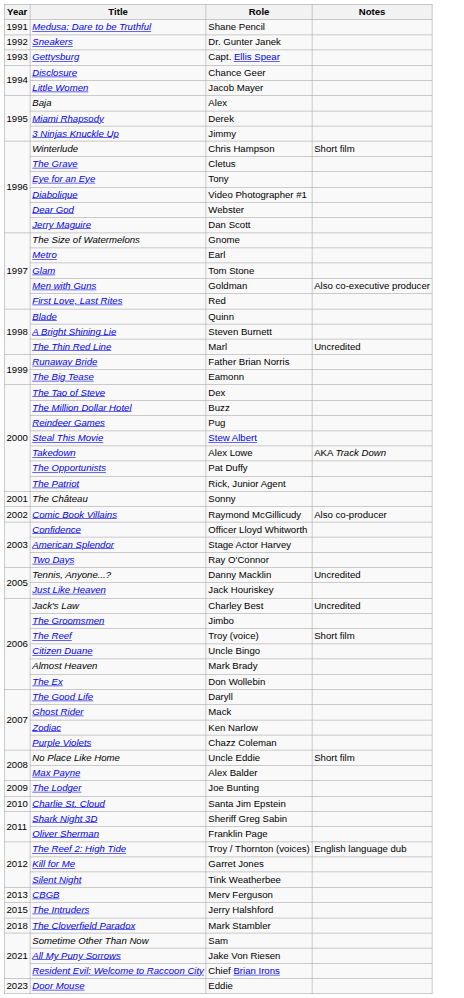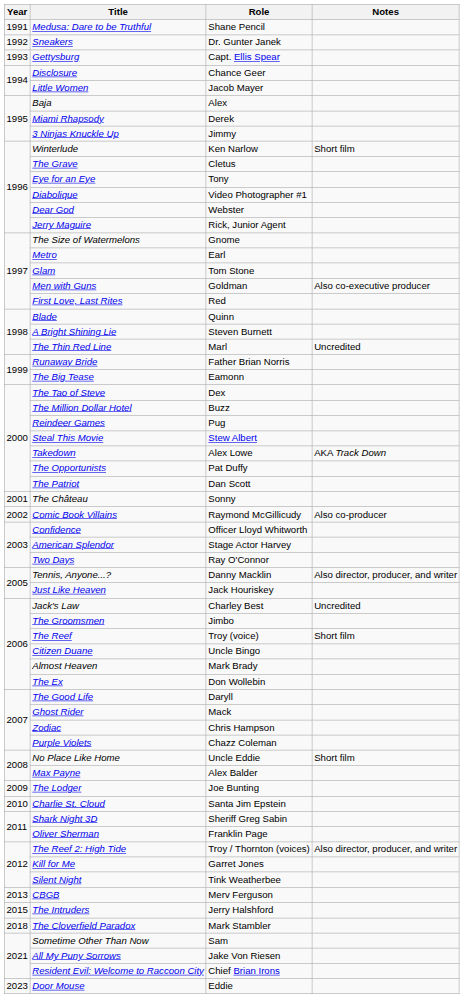(241, 149) Chris Hampson -> (233, 149) Ken Narlow
(229, 225) Dan Scott -> (247, 225) Rick, Junior Agent
(247, 484) Rick, Junior Agent -> (229, 484) Dan Scott
(337, 575) Uncredited -> (386, 575) Also director, producer, and writer
(233, 727) Ken Narlow -> (241, 727) Chris Hampson
(360, 849) English language dub -> (386, 849) Also director, producer, and writer
